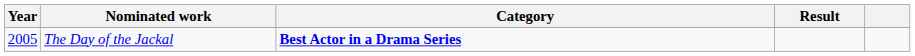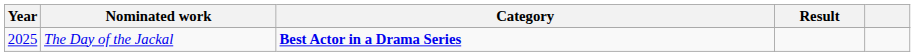(23, 39) 2005 -> (23, 39) 2025
